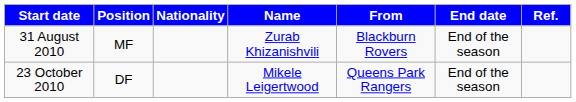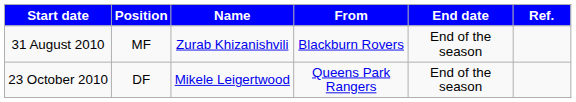- column: (190, 15)
